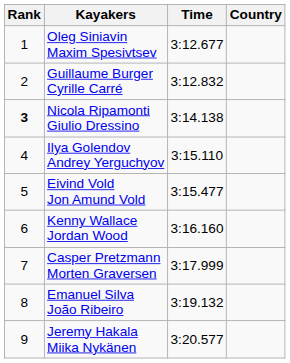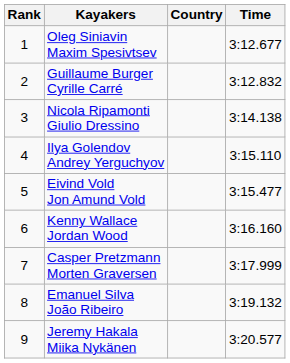columns swapped: (256, 15) <-> (197, 15)
(24, 118) bold -> (24, 118) normal
